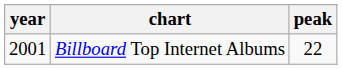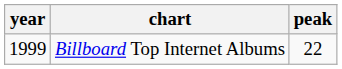(28, 49) 2001 -> (28, 49) 1999
